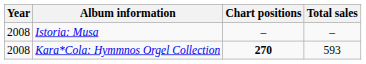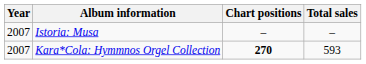(19, 31) 2008 -> (19, 31) 2007
(19, 50) 2008 -> (19, 50) 2007
